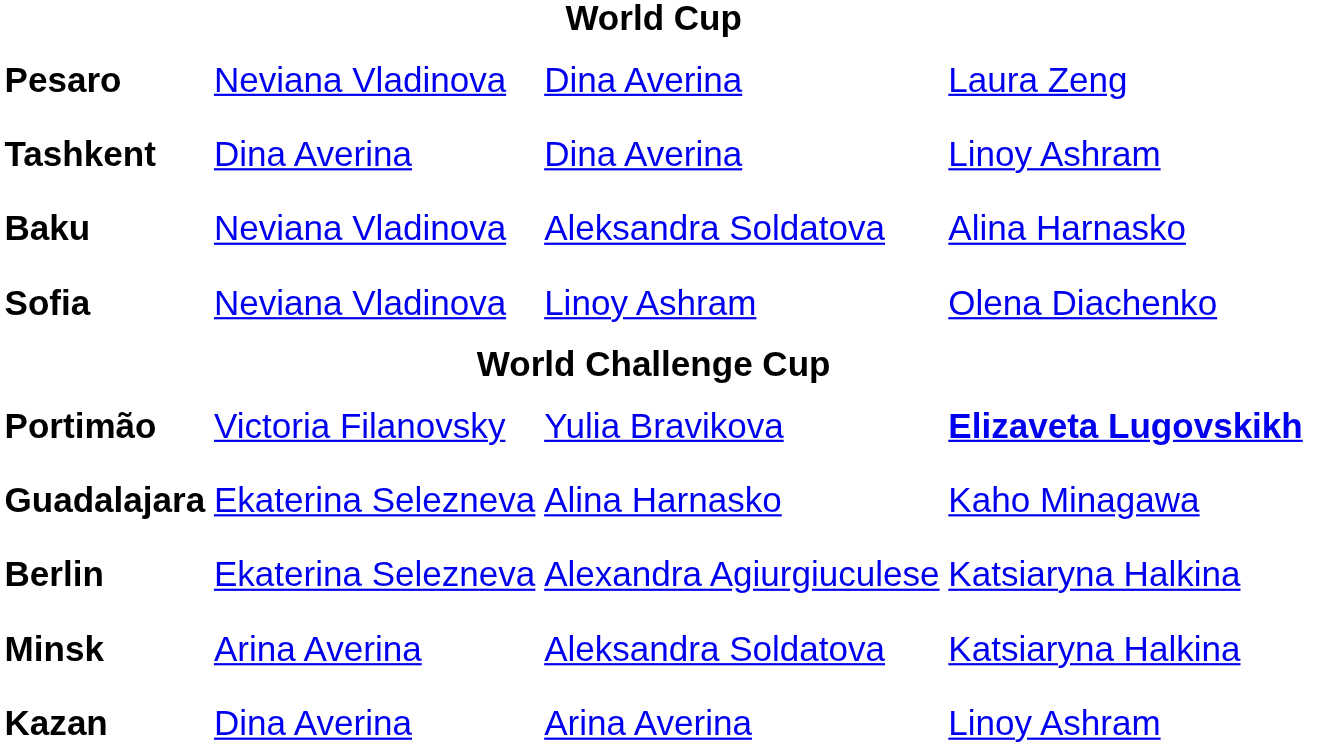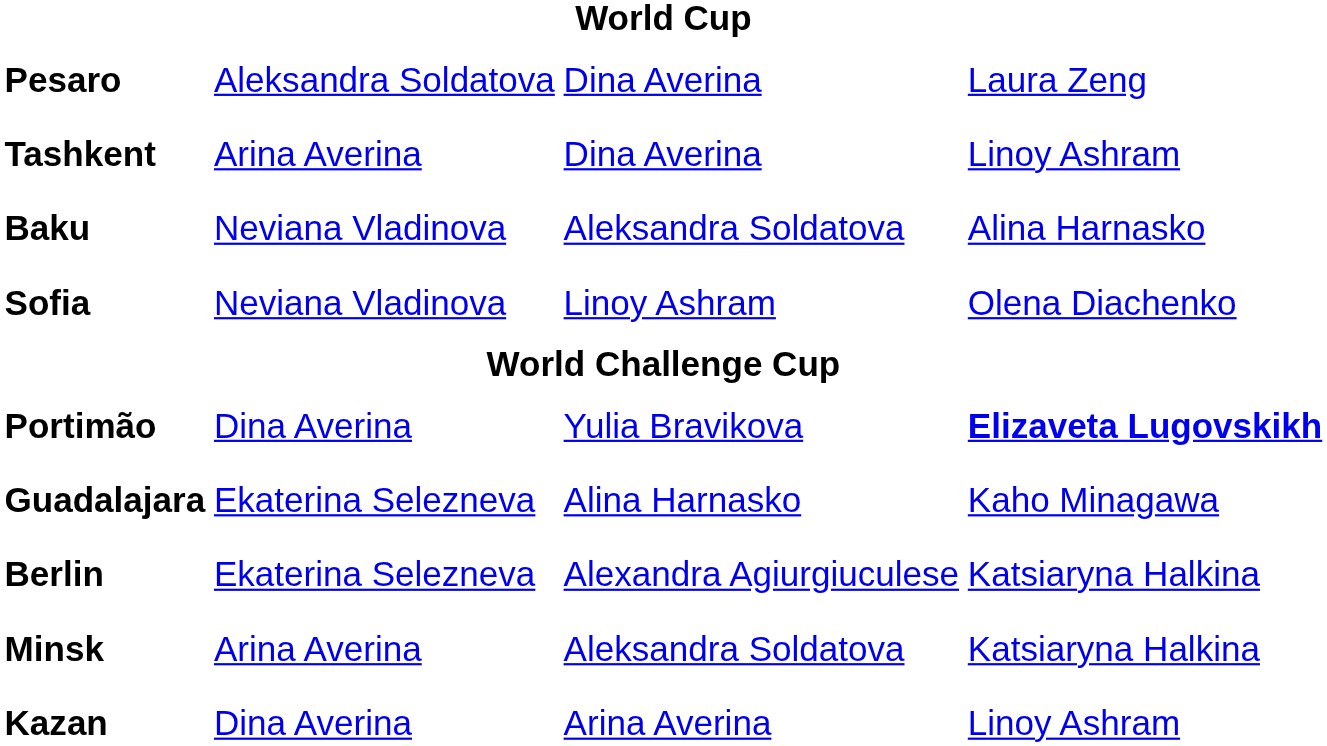(360, 80) Neviana Vladinova -> (384, 80) Aleksandra Soldatova
(313, 154) Dina Averina -> (318, 154) Arina Averina
(360, 426) Victoria Filanovsky -> (313, 426) Dina Averina
